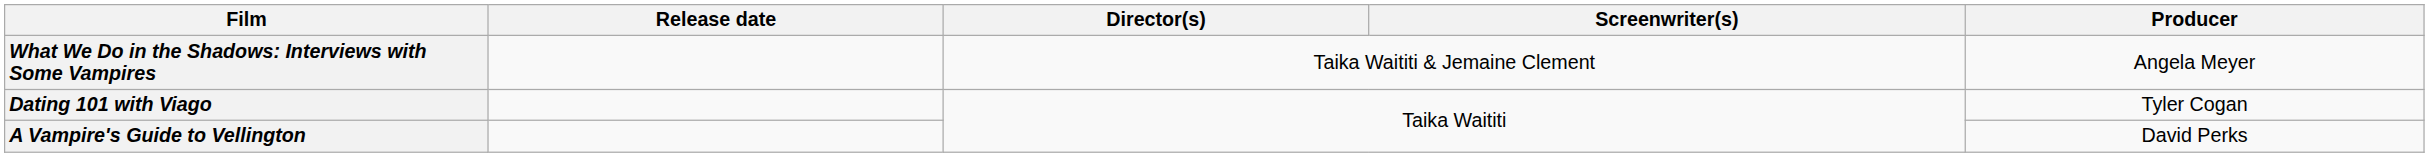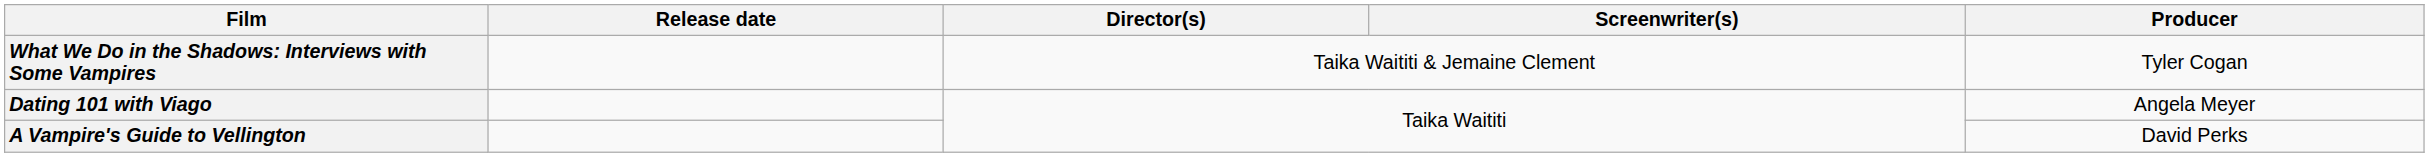(2195, 62) Angela Meyer -> (2195, 62) Tyler Cogan
(2195, 104) Tyler Cogan -> (2195, 104) Angela Meyer
